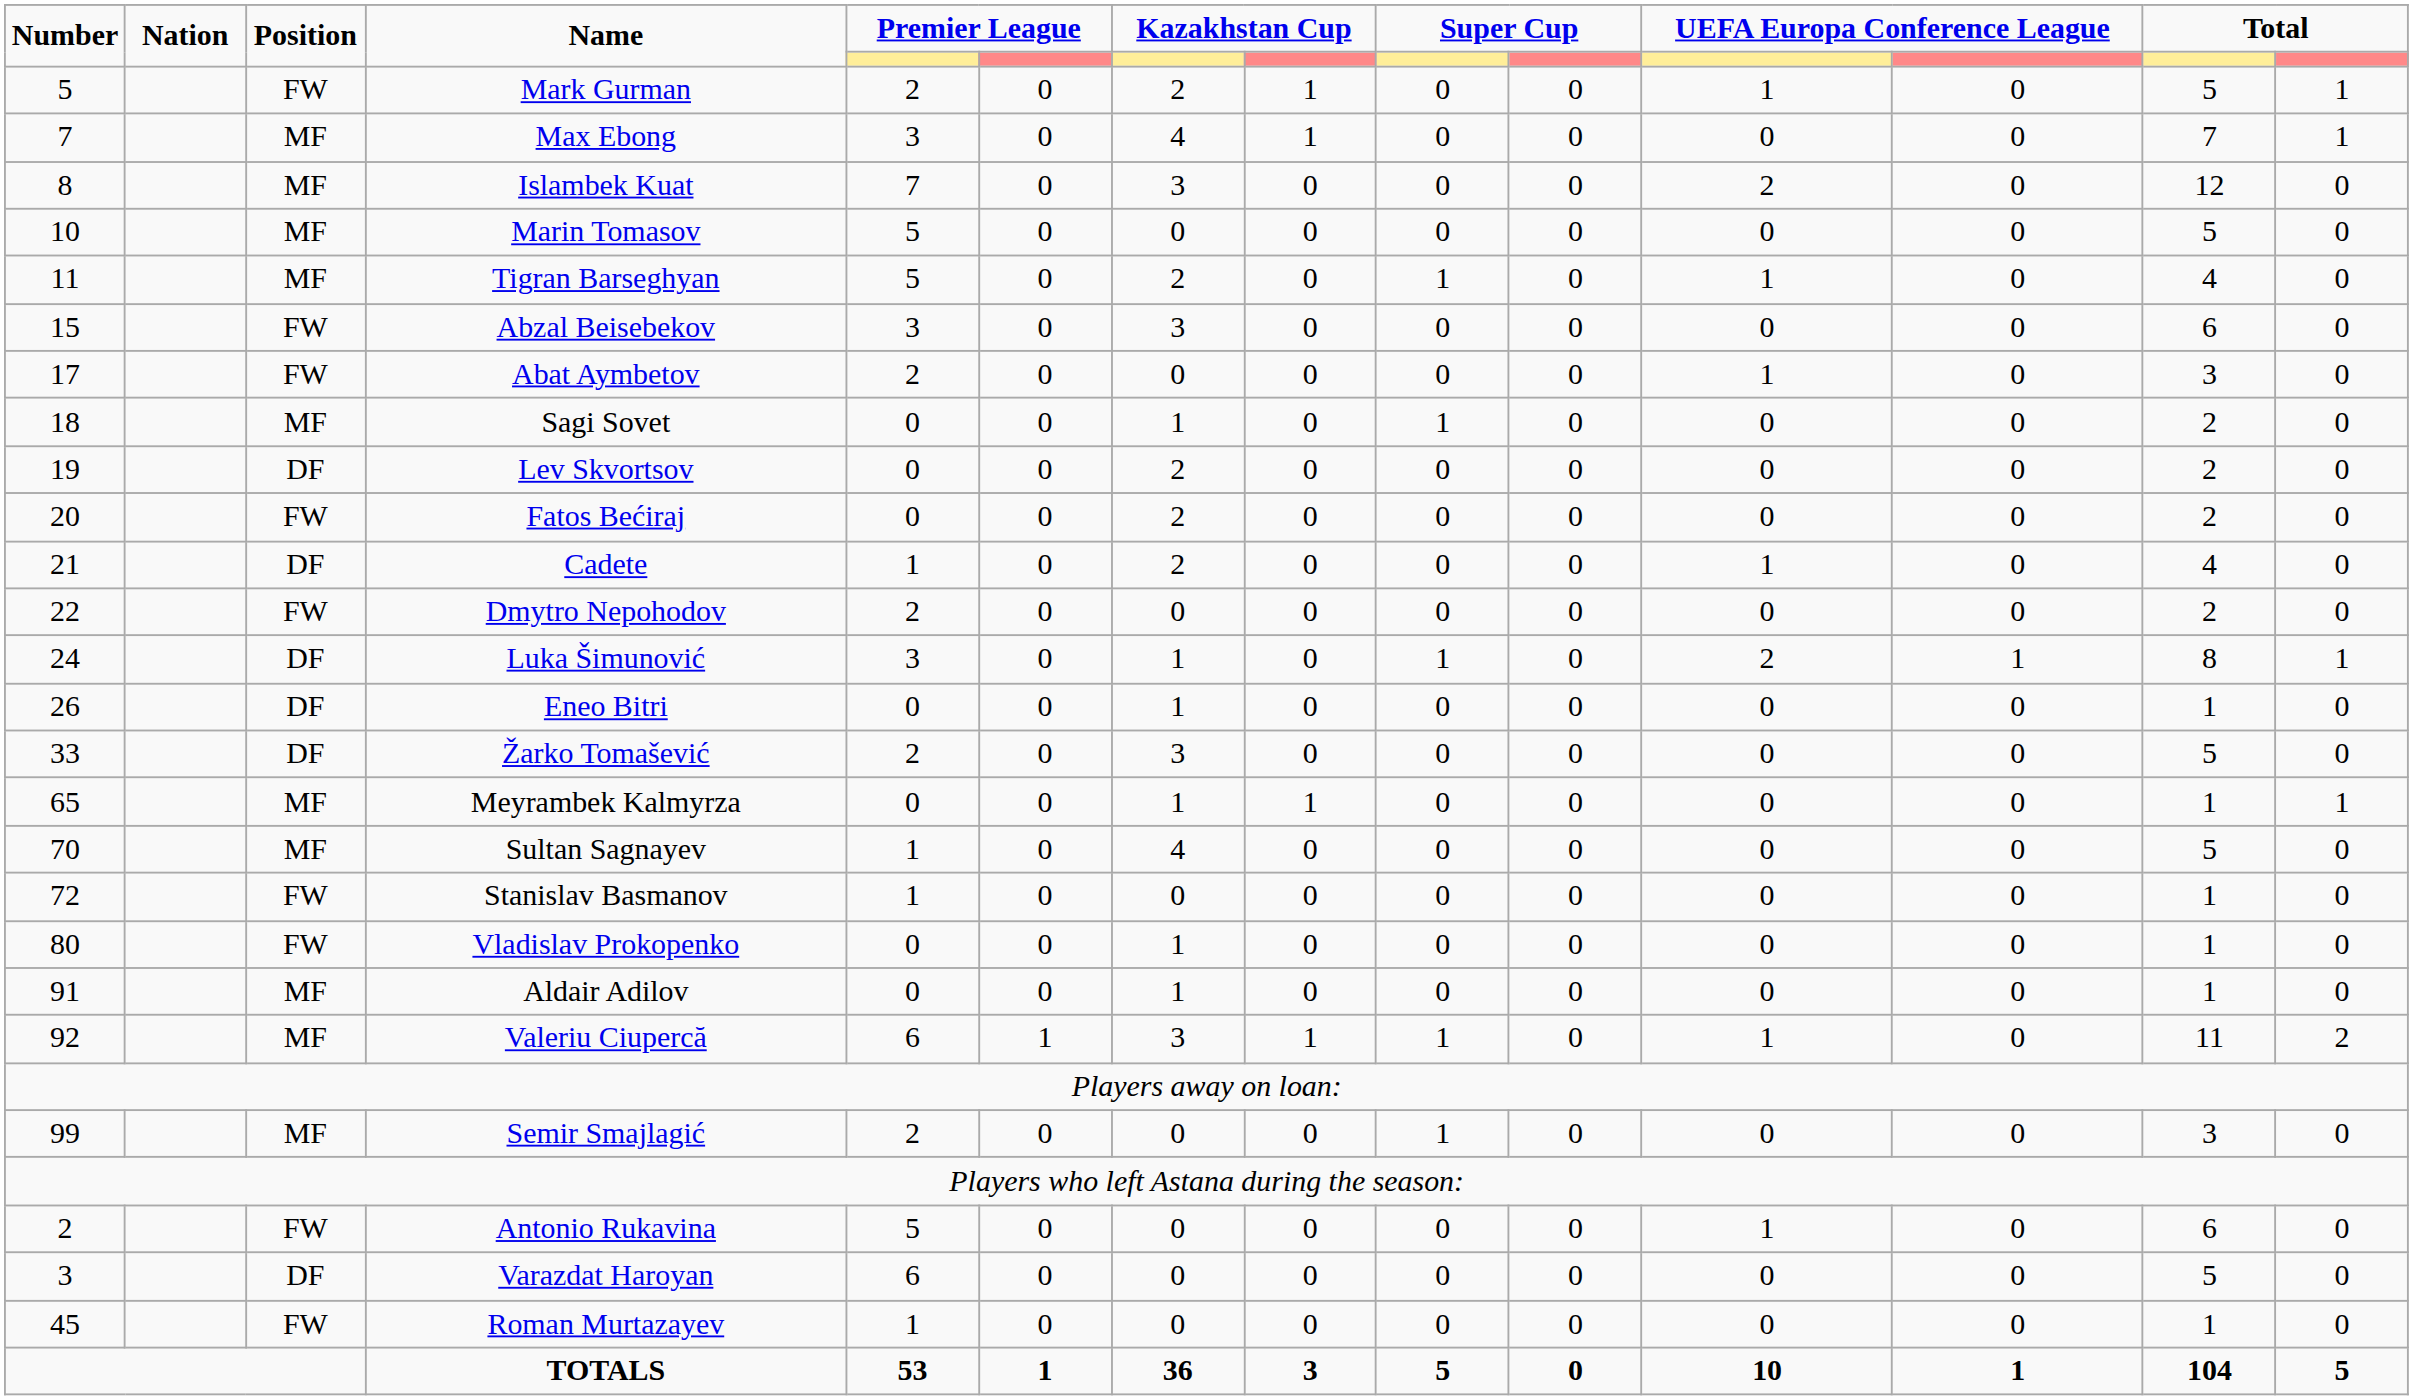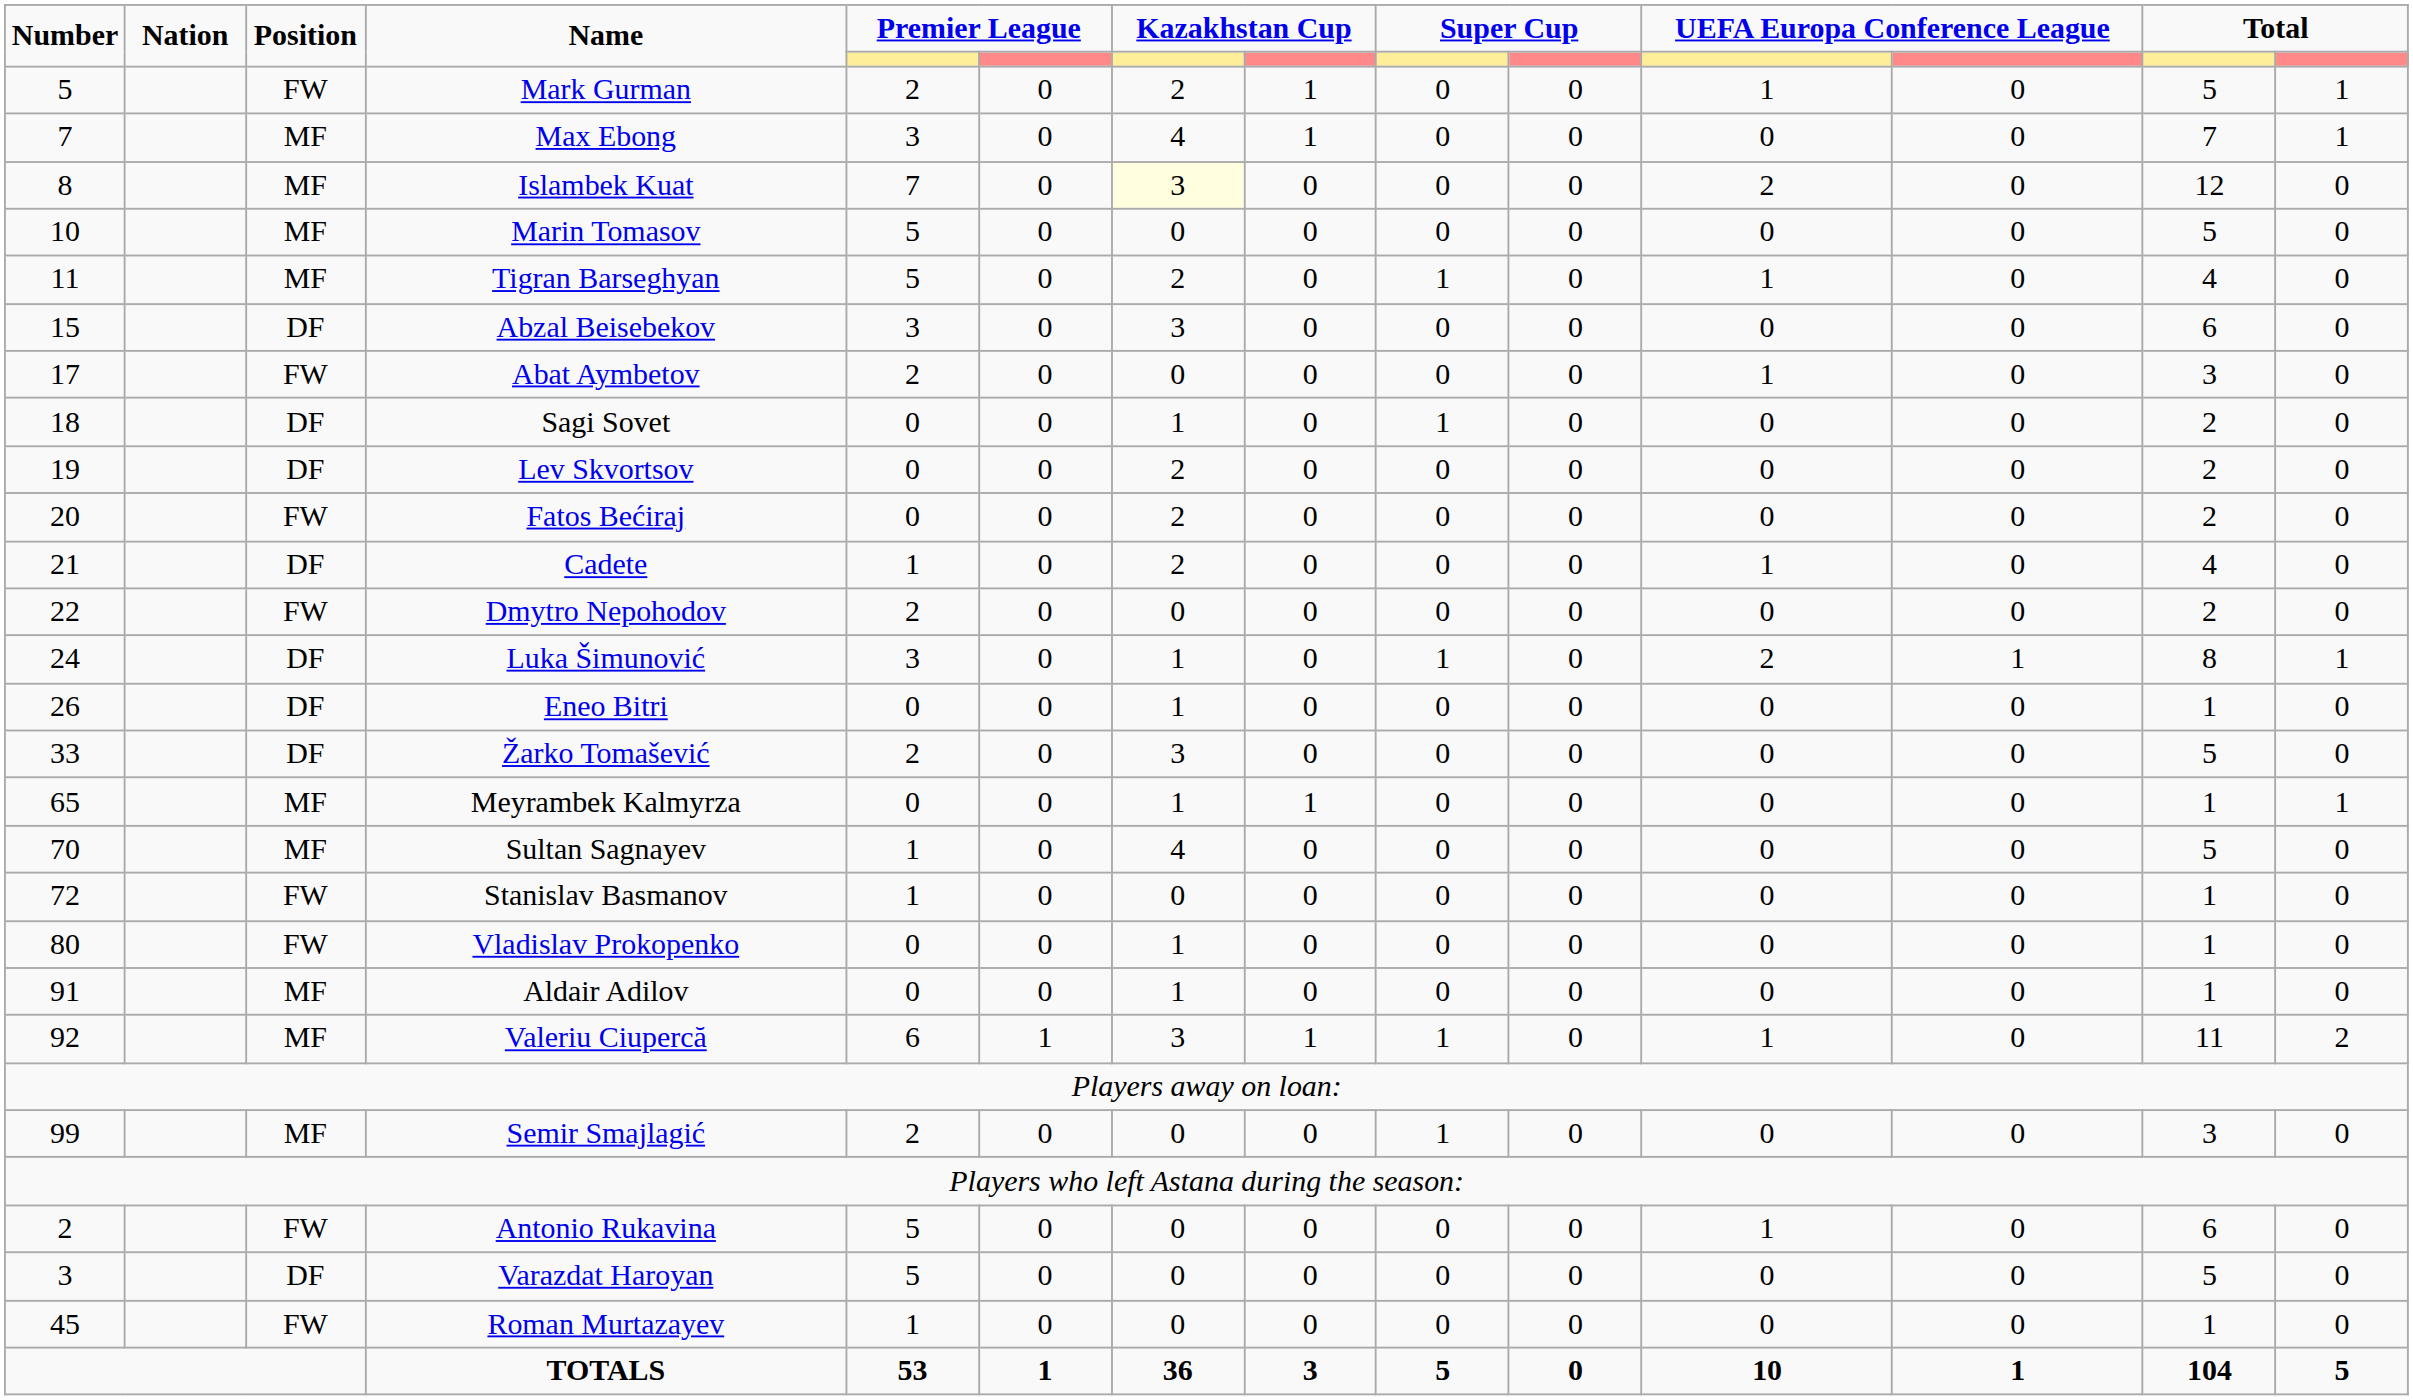(1178, 184) no background -> (1178, 184) lightyellow background
(305, 326) FW -> (305, 326) DF
(305, 421) MF -> (305, 421) DF
(912, 1275) 6 -> (912, 1275) 5
